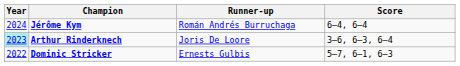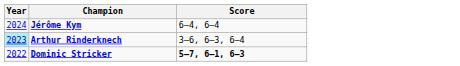- column: (251, 11)
(360, 54) normal -> (212, 54) bold
